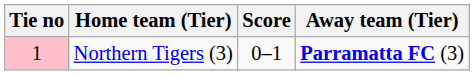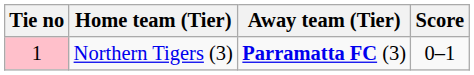columns swapped: (267, 20) <-> (382, 20)
